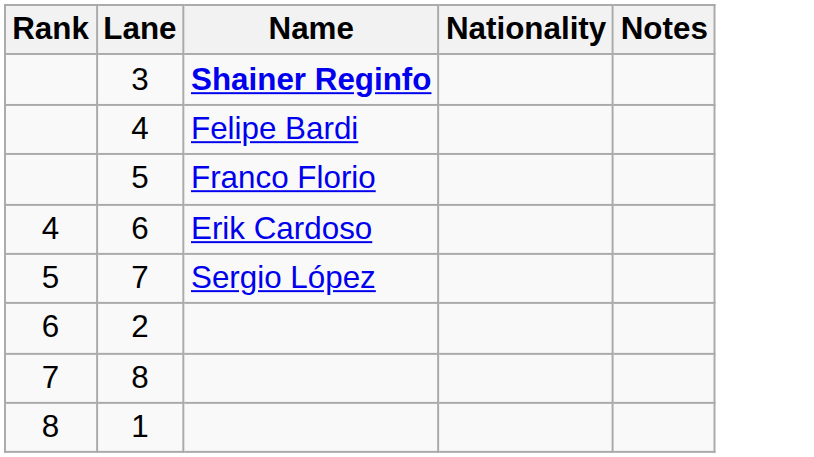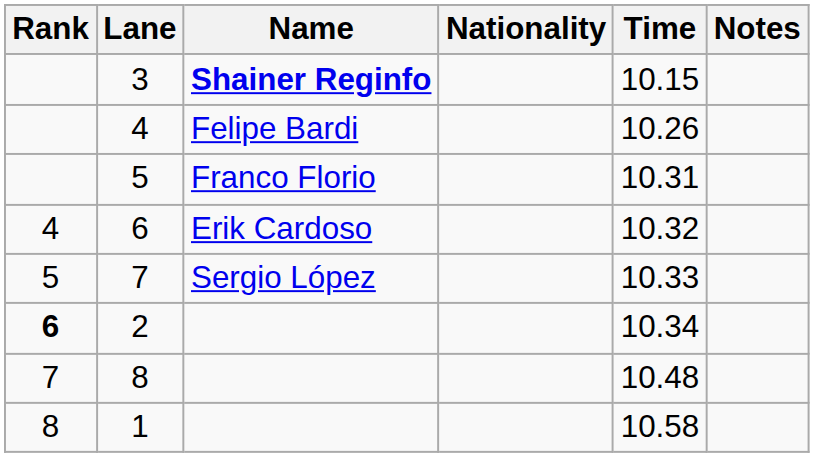+ column: (660, 29)
(51, 327) normal -> (51, 327) bold
